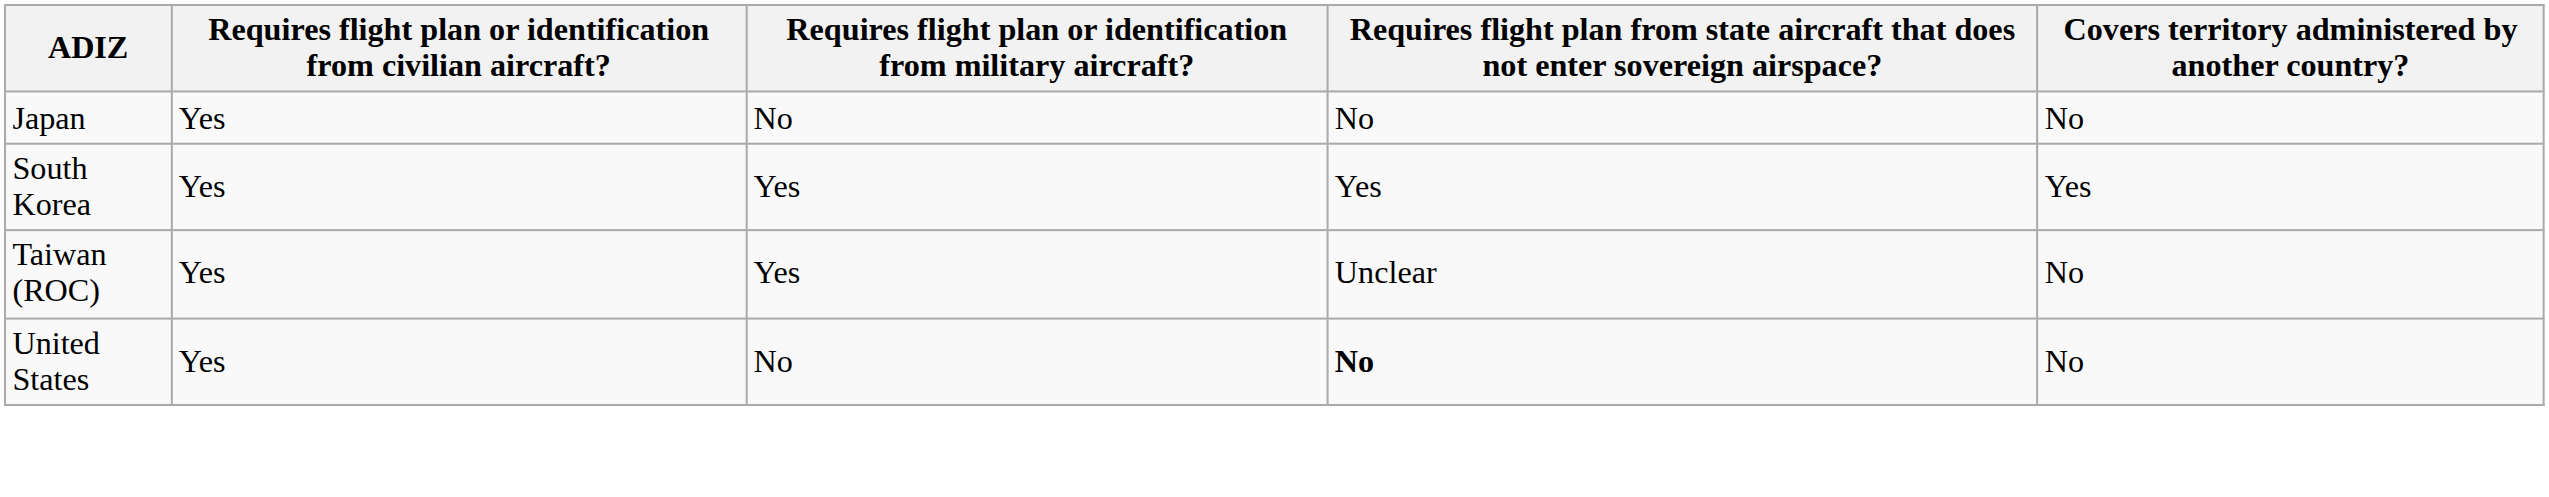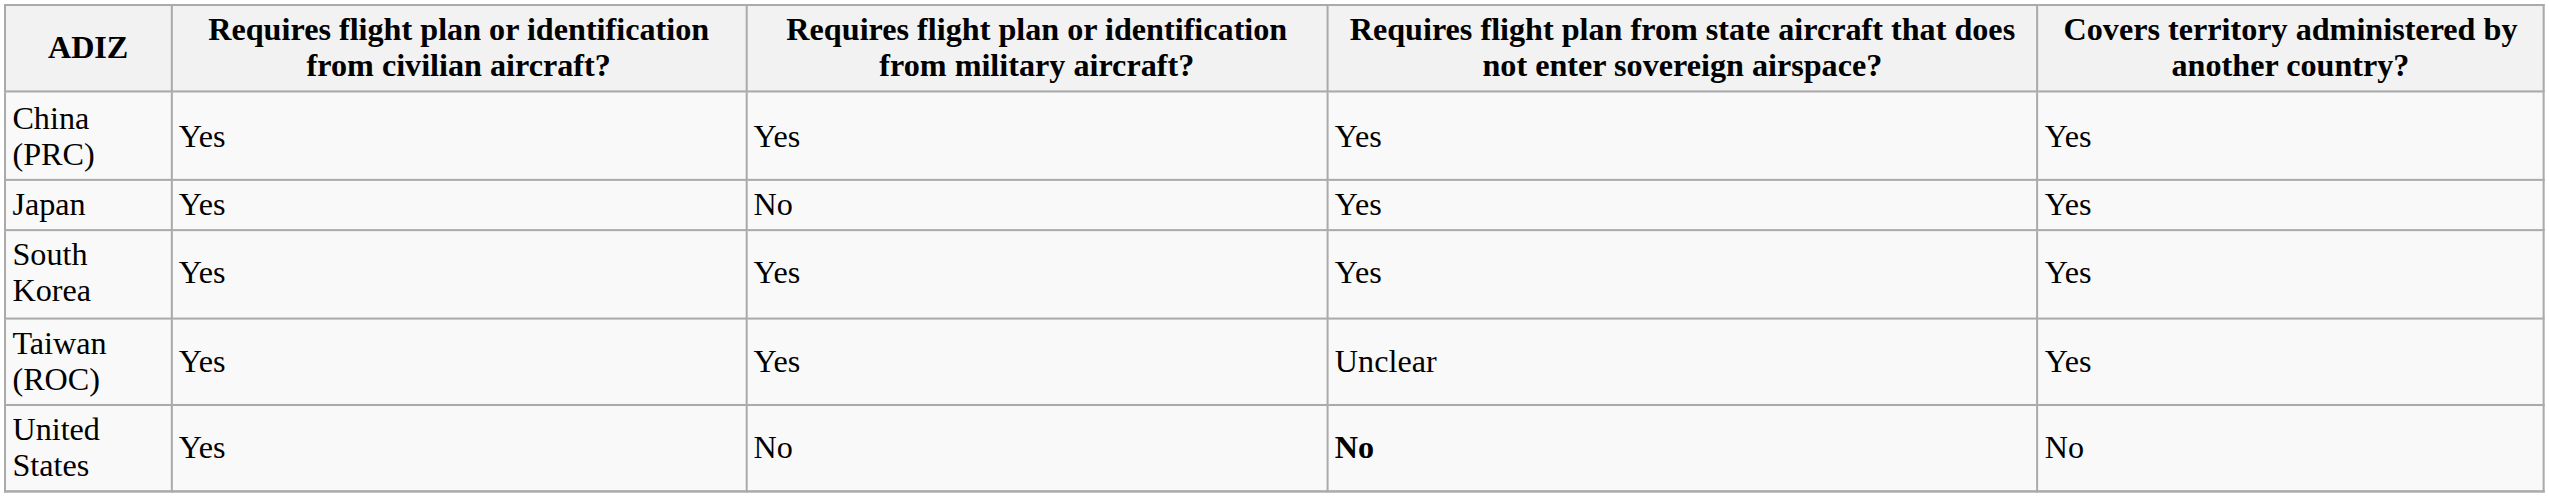+ row: (54, 135)
(1355, 117) No -> (1358, 204) Yes
(2064, 117) No -> (2068, 204) Yes
(2064, 273) No -> (2068, 360) Yes
